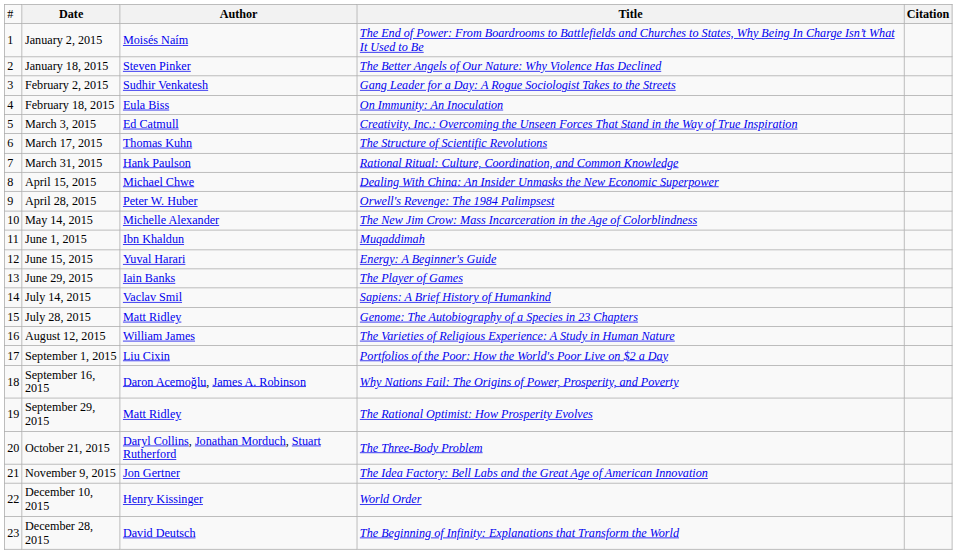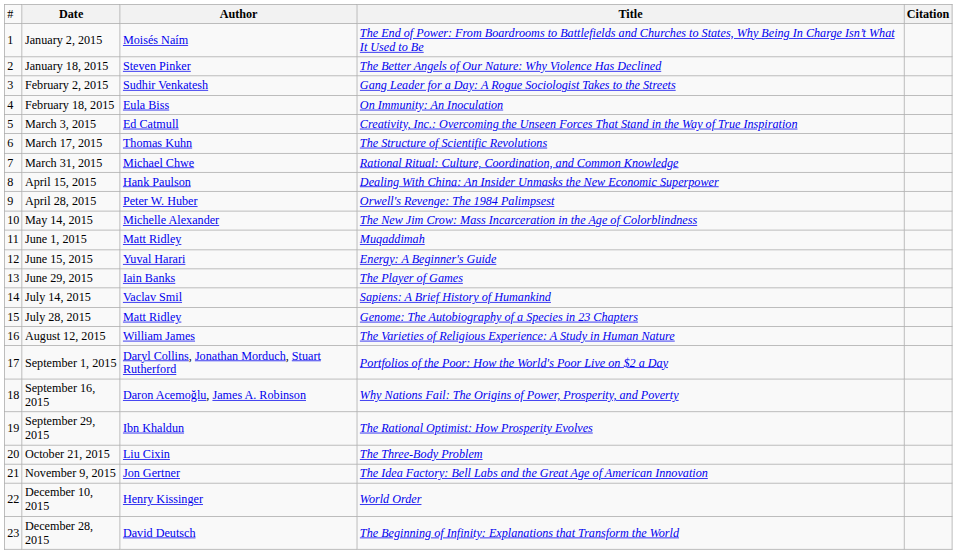(157, 162) Hank Paulson -> (159, 162) Michael Chwe
(159, 182) Michael Chwe -> (157, 182) Hank Paulson
(153, 239) Ibn Khaldun -> (152, 239) Matt Ridley
(146, 355) Liu Cixin -> (222, 362) Daryl Collins, Jonathan Morduch, Stuart Rutherford
(152, 414) Matt Ridley -> (153, 428) Ibn Khaldun
(222, 447) Daryl Collins, Jonathan Morduch, Stuart Rutherford -> (146, 454) Liu Cixin
